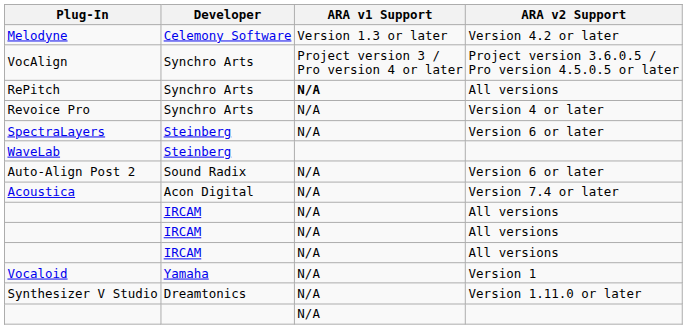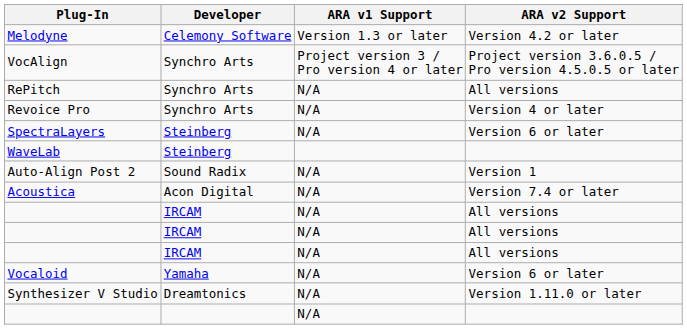(309, 90) bold -> (309, 90) normal
(536, 171) Version 6 or later -> (502, 171) Version 1
(502, 273) Version 1 -> (536, 273) Version 6 or later
